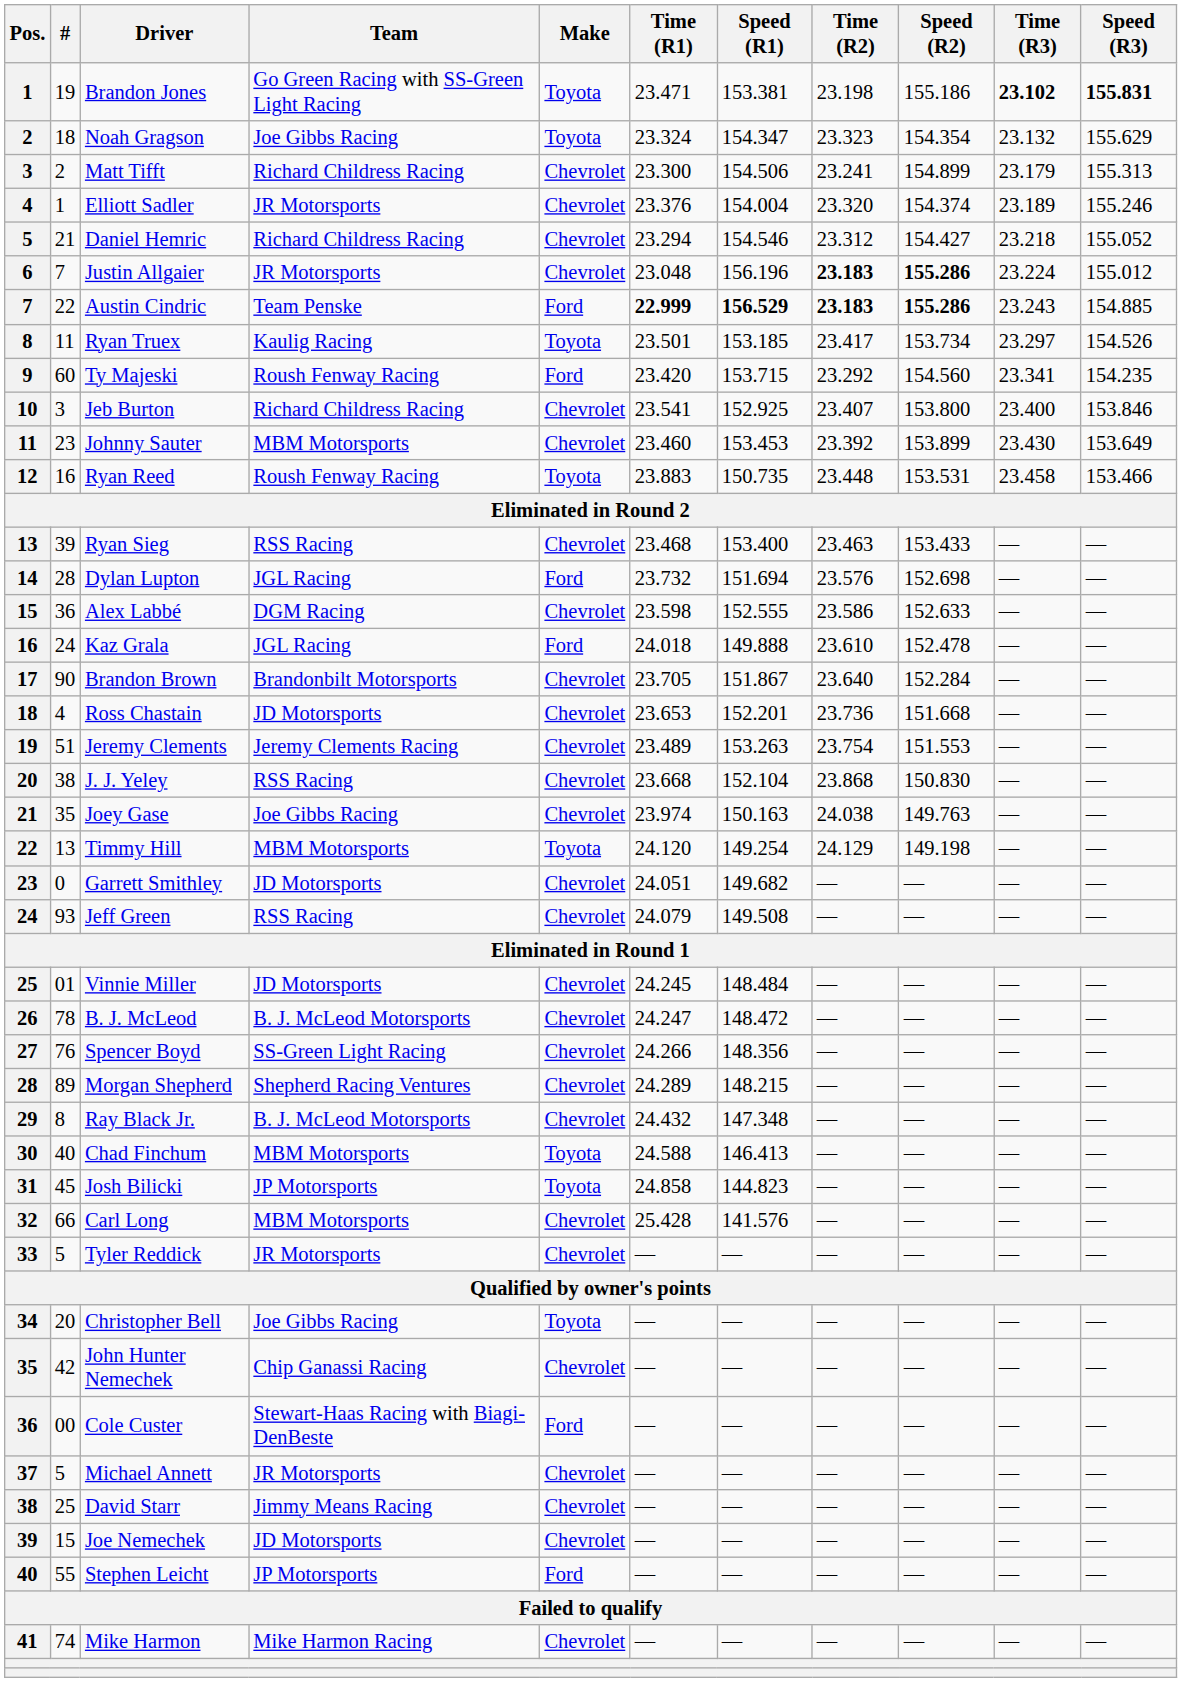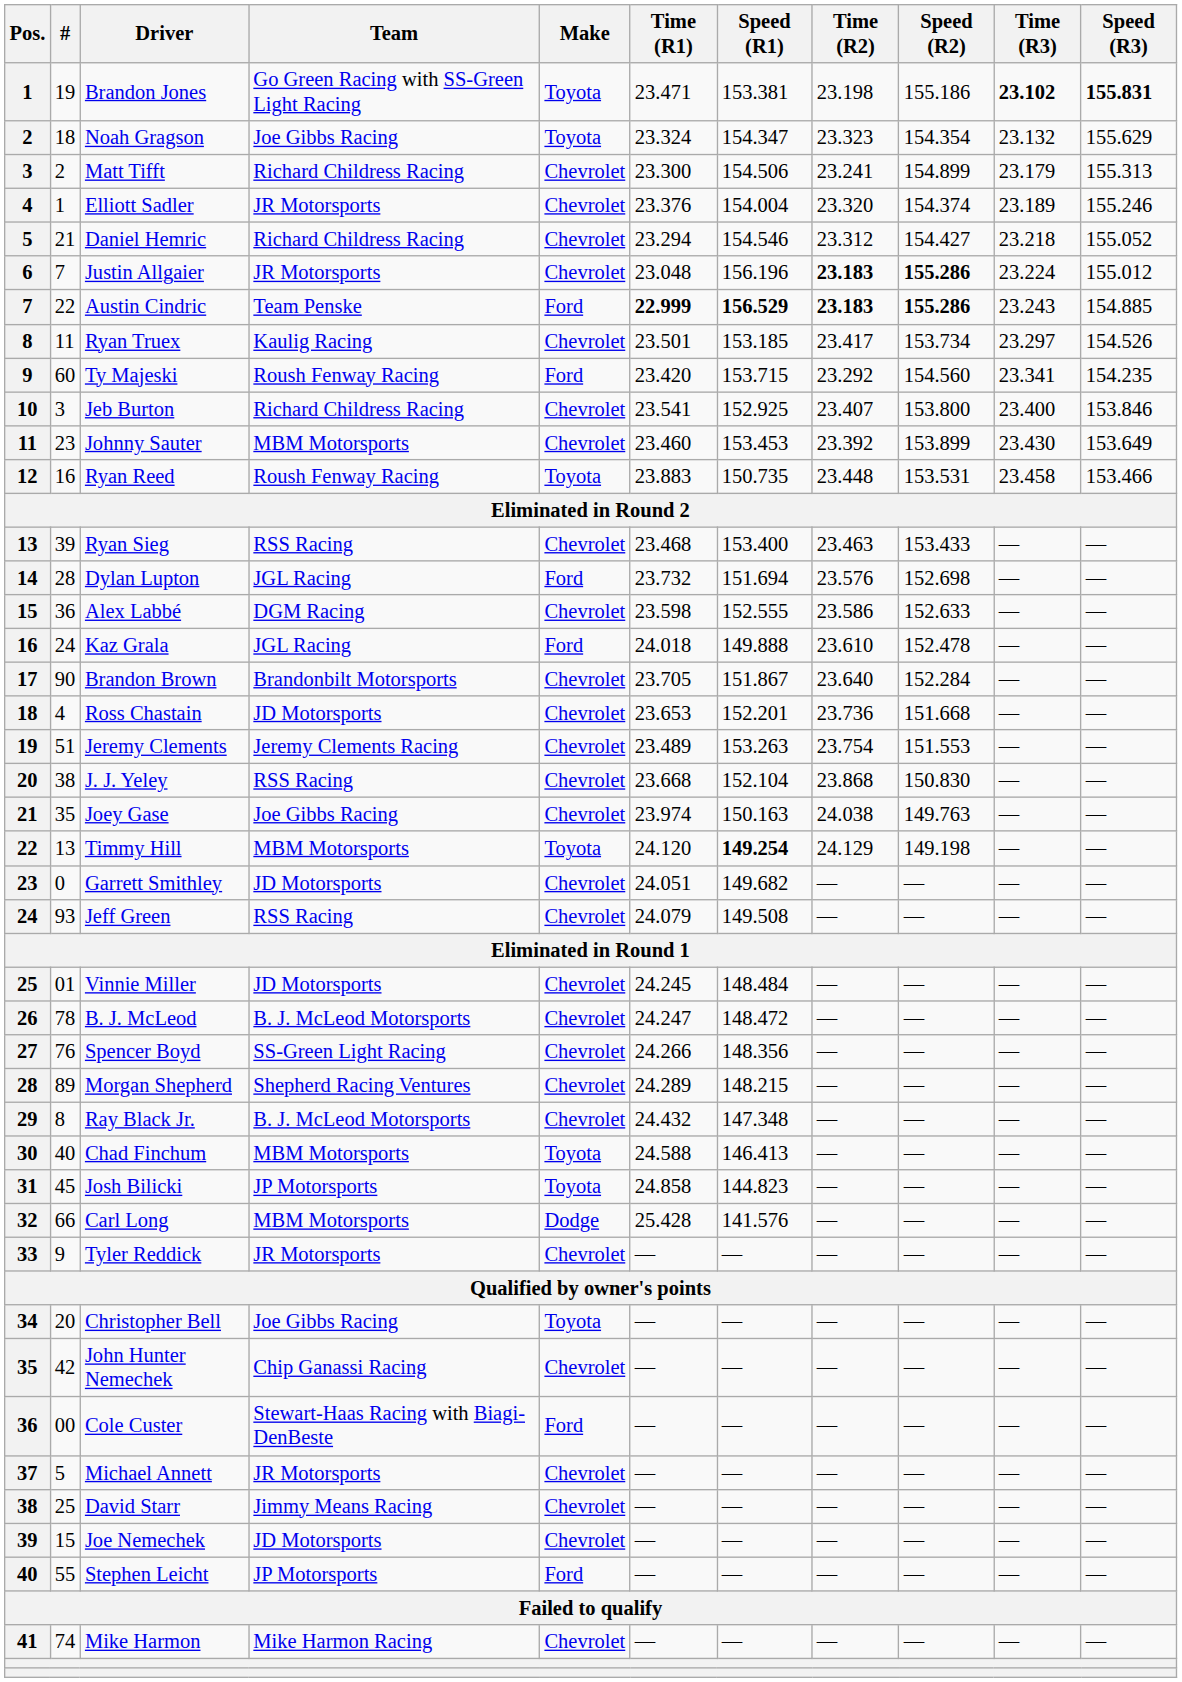(573, 340) Toyota -> (585, 340) Chevrolet
(755, 848) normal -> (755, 848) bold
(585, 1220) Chevrolet -> (572, 1220) Dodge
(60, 1254) 5 -> (60, 1254) 9
